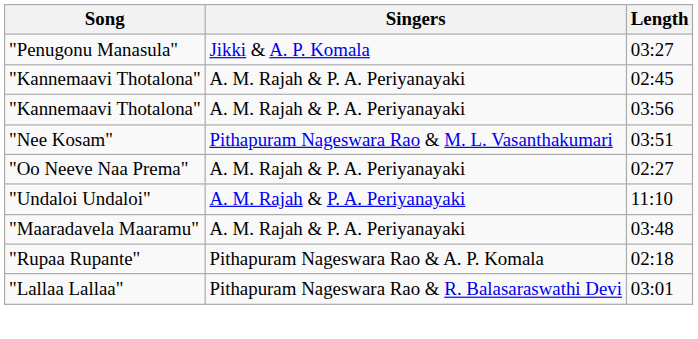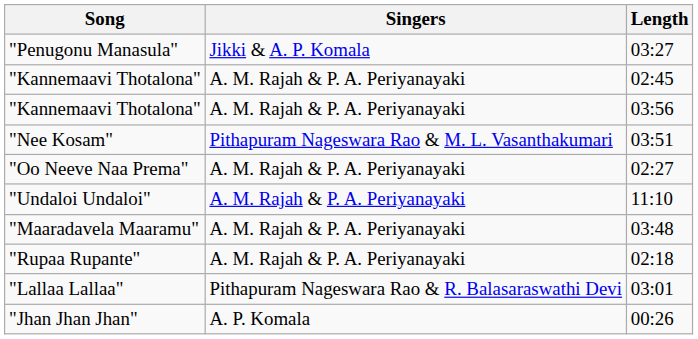(377, 259) Pithapuram Nageswara Rao & A. P. Komala -> (337, 259) A. M. Rajah & P. A. Periyanayaki
+ row: (73, 318)
